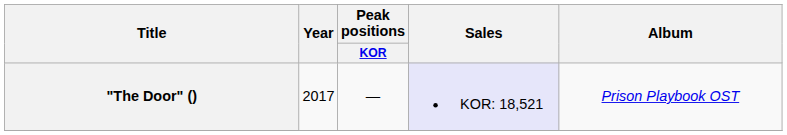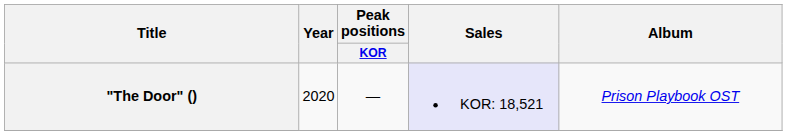(318, 96) 2017 -> (318, 96) 2020
